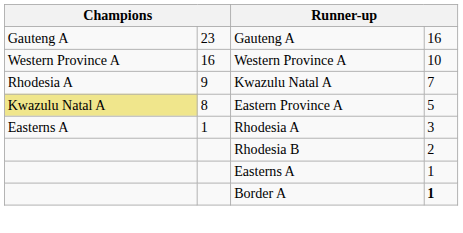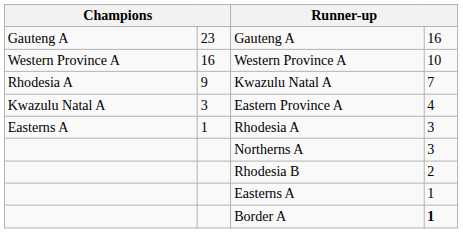(57, 104) khaki background -> (57, 104) no background
(204, 104) 8 -> (204, 104) 3
(431, 104) 5 -> (431, 104) 4
+ row: (269, 149)
